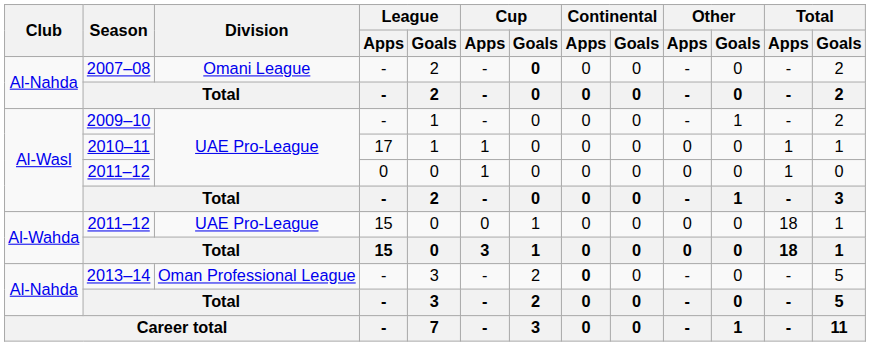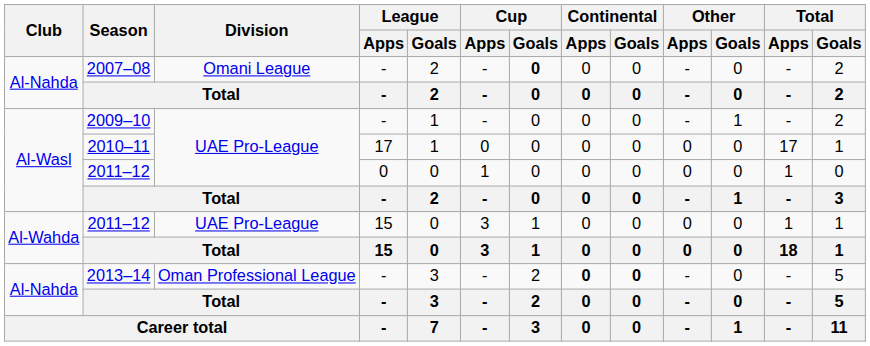(485, 146) 1 -> (485, 146) 0
(788, 146) 1 -> (788, 146) 17
(485, 224) 0 -> (485, 224) 3
(788, 224) 18 -> (788, 224) 1
(637, 276) normal -> (637, 276) bold
